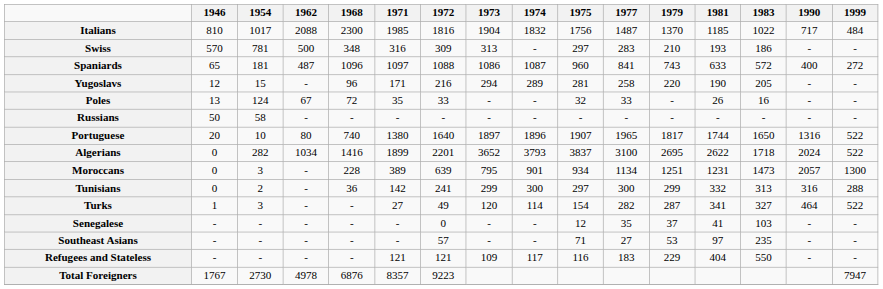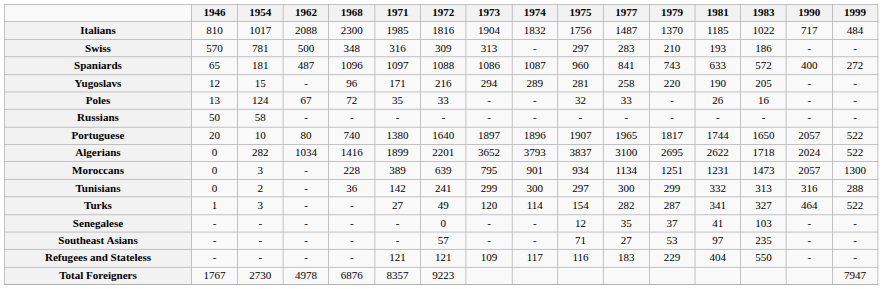(809, 135) 1316 -> (809, 135) 2057
